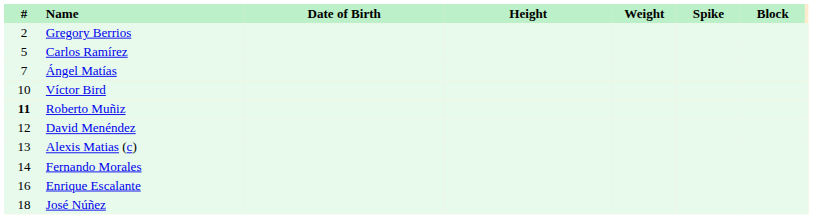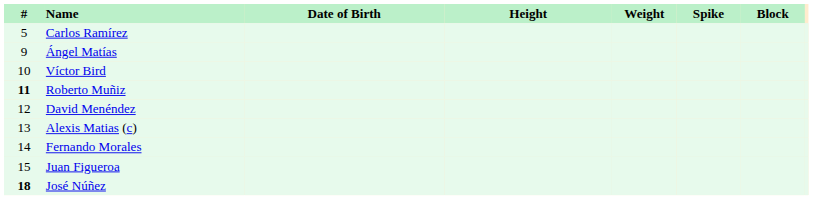- row: (89, 32)
(24, 70) 7 -> (24, 51) 9
+ row: (83, 166)
- row: (93, 185)
(24, 204) normal -> (24, 185) bold
